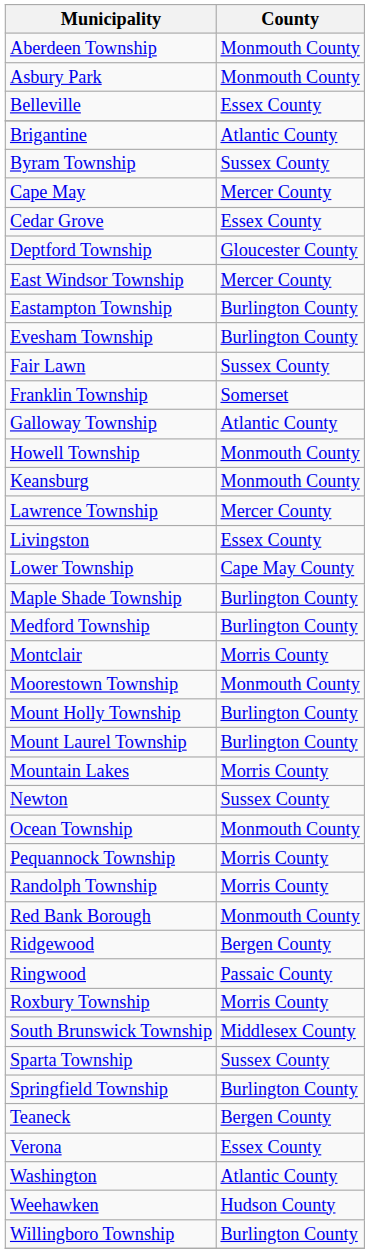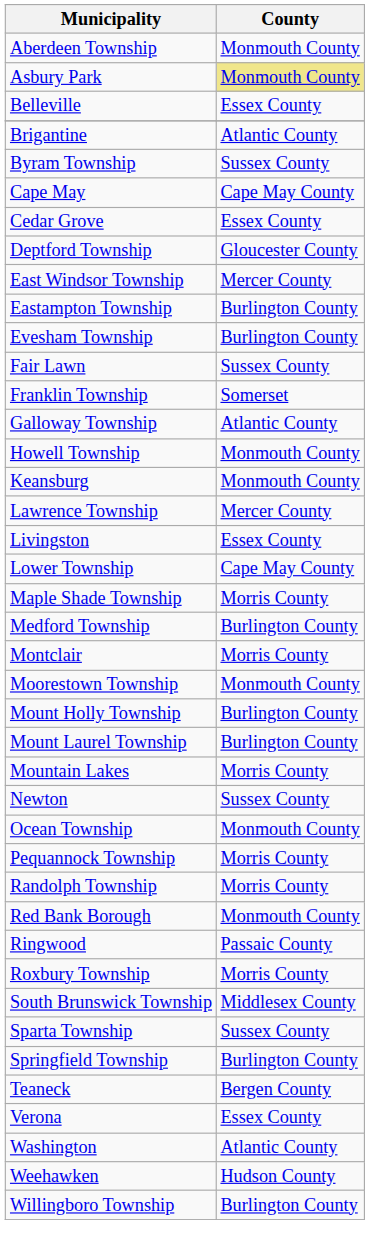(290, 76) no background -> (290, 76) khaki background
(276, 192) Mercer County -> (287, 192) Cape May County
(289, 597) Burlington County -> (274, 597) Morris County
- row: (52, 944)
